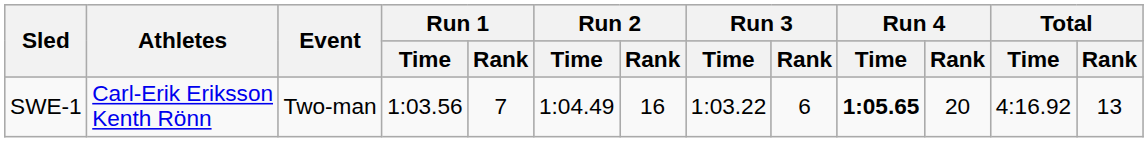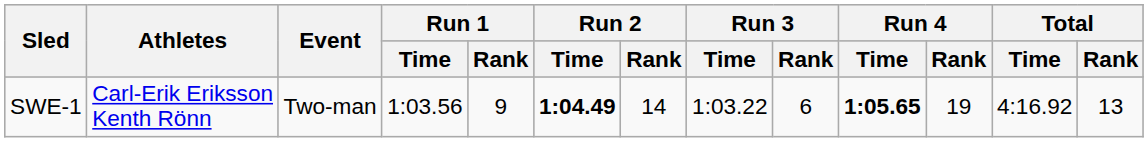(501, 107) 7 -> (501, 107) 9
(577, 107) normal -> (577, 107) bold
(653, 107) 16 -> (654, 107) 14
(958, 107) 20 -> (959, 107) 19
